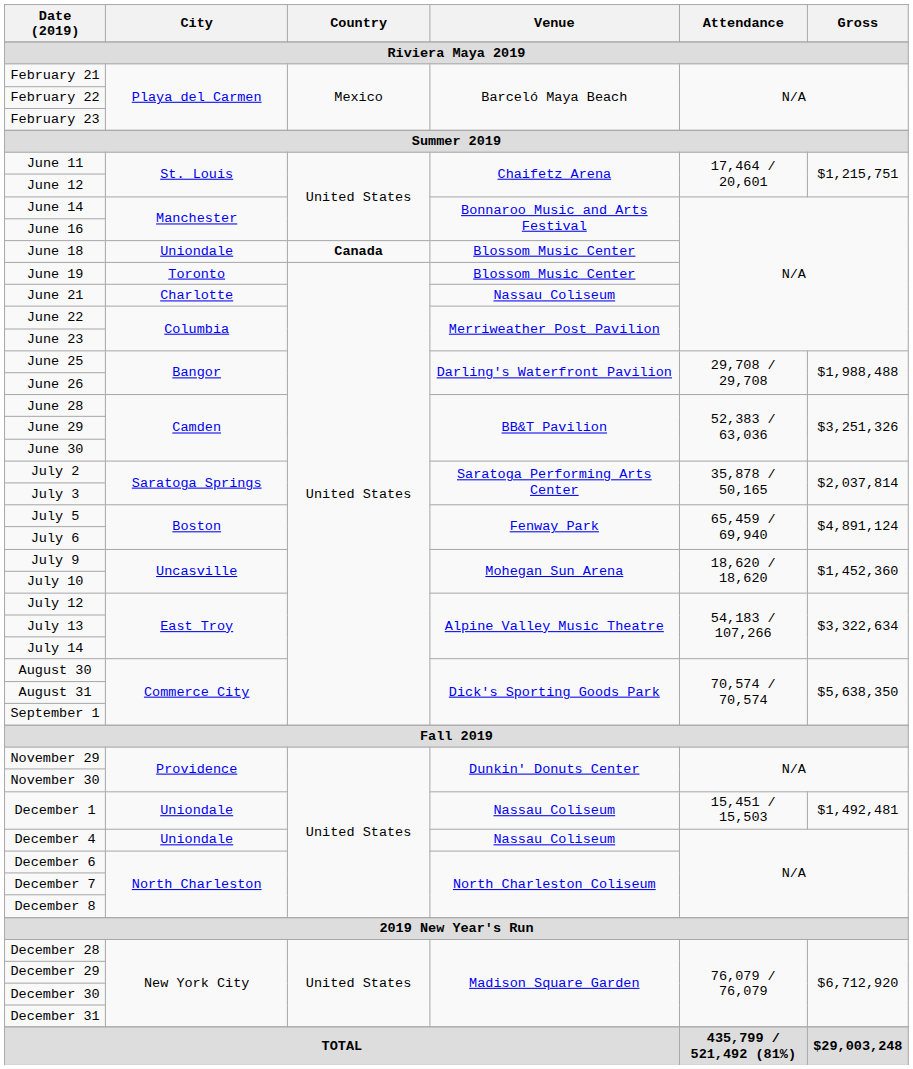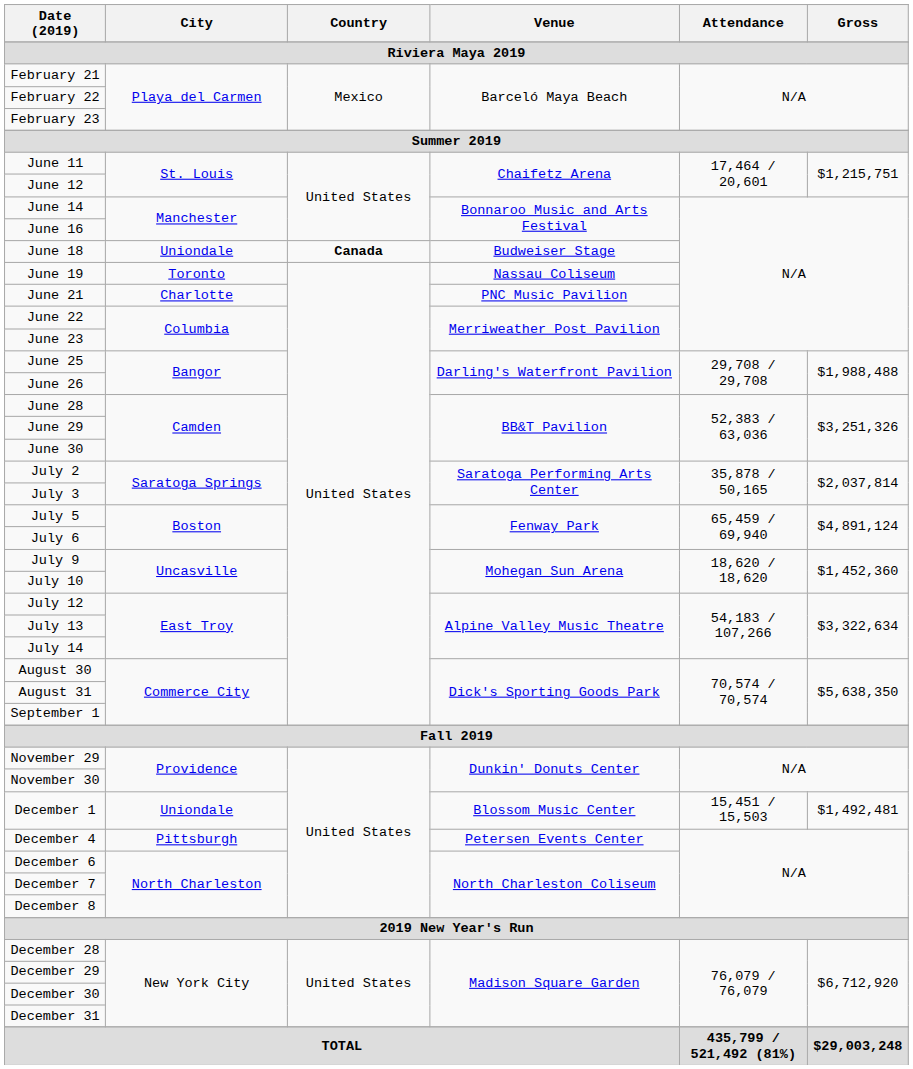(554, 251) Blossom Music Center -> (554, 251) Budweiser Stage
(554, 274) Blossom Music Center -> (554, 274) Nassau Coliseum
(554, 296) Nassau Coliseum -> (554, 296) PNC Music Pavilion
(554, 810) Nassau Coliseum -> (554, 810) Blossom Music Center
(197, 840) Uniondale -> (197, 840) Pittsburgh
(554, 840) Nassau Coliseum -> (554, 840) Petersen Events Center
